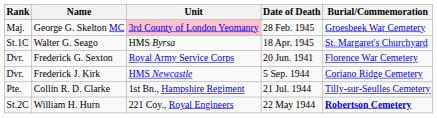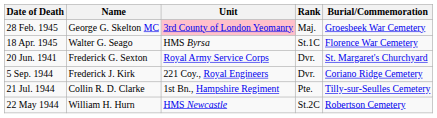columns swapped: (18, 12) <-> (292, 12)
(376, 43) St. Margaret's Churchyard -> (371, 43) Florence War Cemetery
(371, 58) Florence War Cemetery -> (376, 58) St. Margaret's Churchyard
(161, 74) HMS Newcastle -> (216, 74) 221 Coy., Royal Engineers
(181, 105) 221 Coy., Royal Engineers -> (195, 105) HMS Newcastle
(368, 105) bold -> (365, 105) normal
